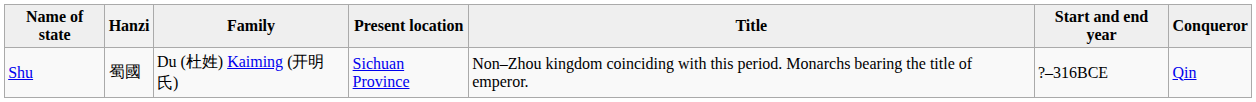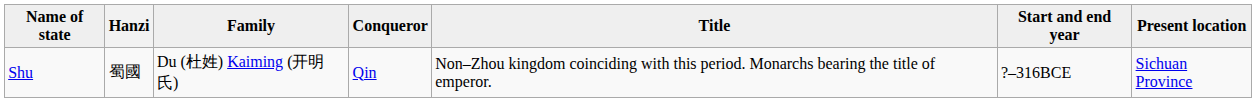columns swapped: (409, 26) <-> (1210, 26)
